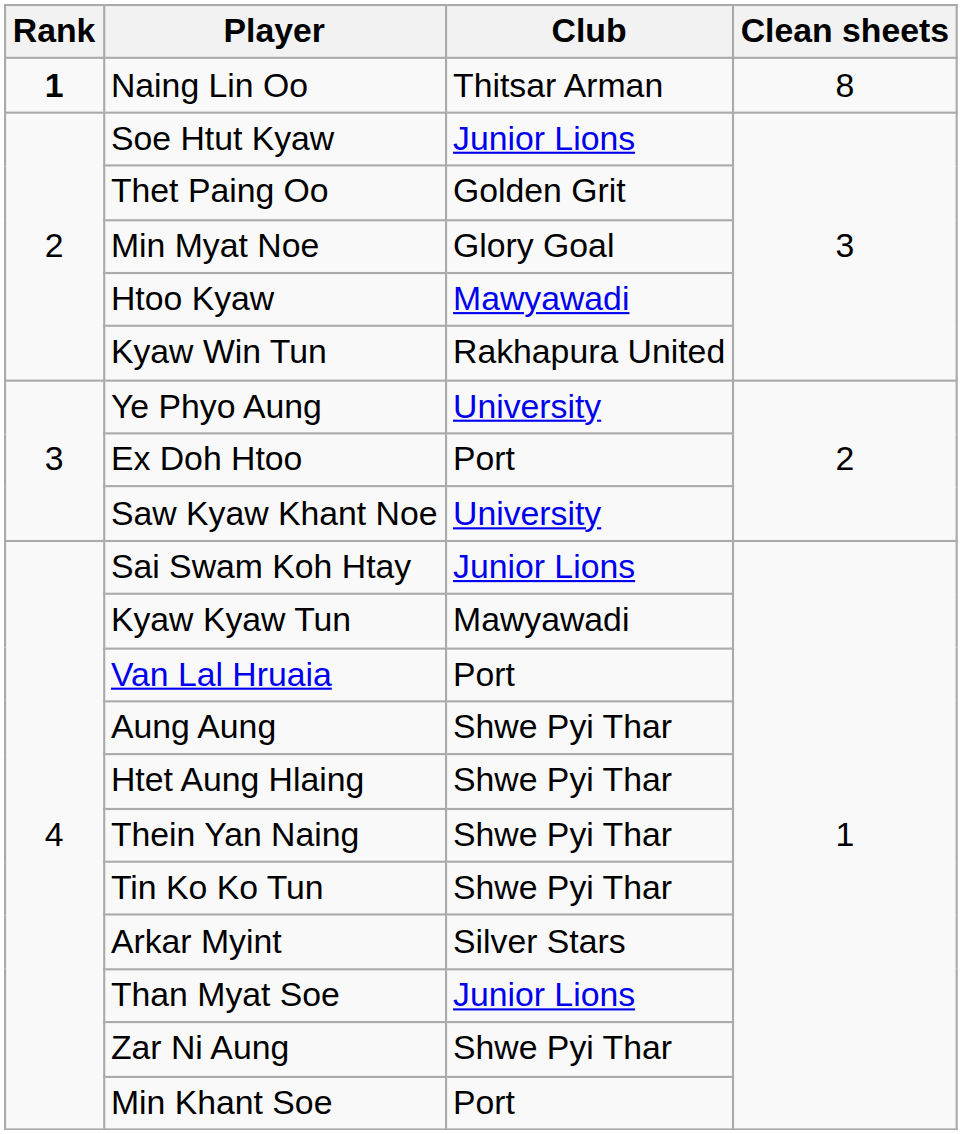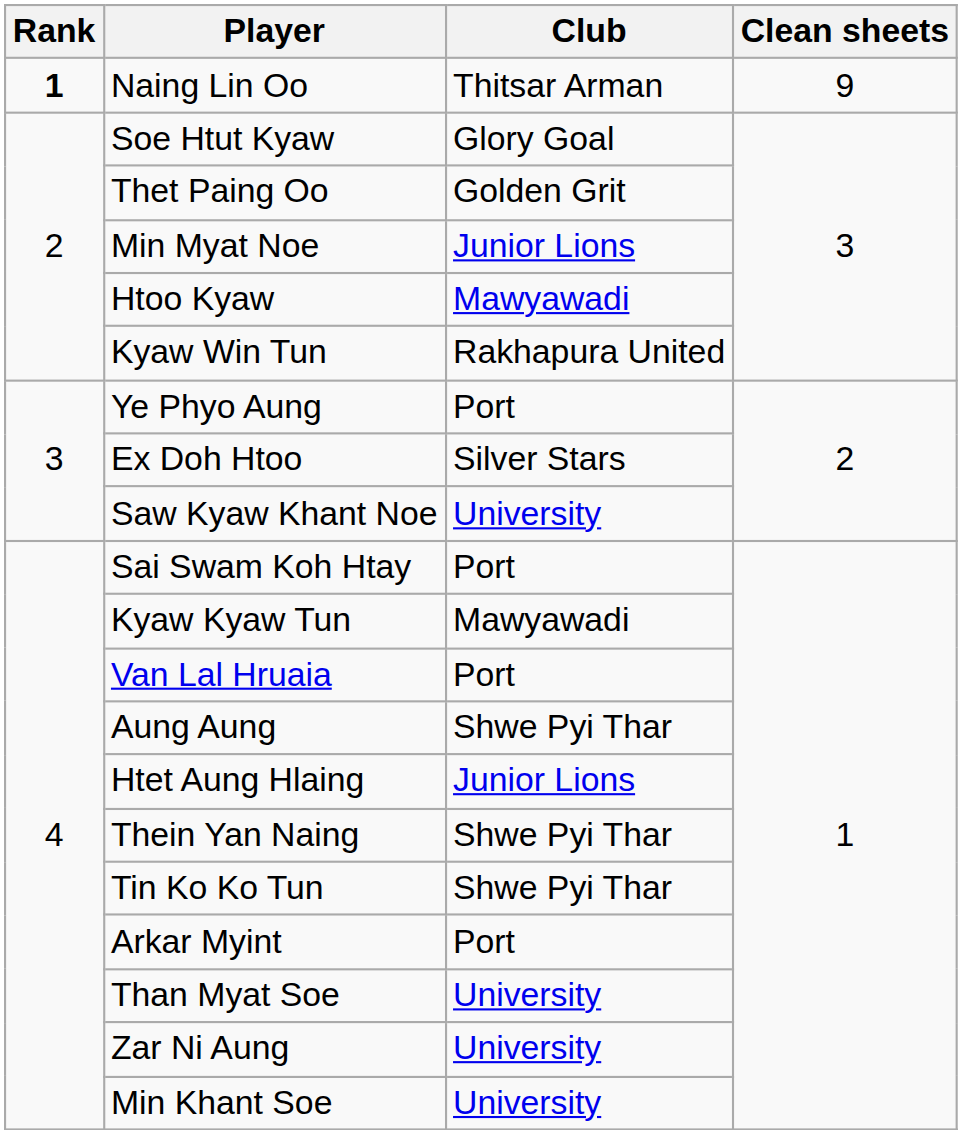(845, 84) 8 -> (845, 84) 9
(544, 138) Junior Lions -> (534, 138) Glory Goal
(534, 245) Glory Goal -> (544, 245) Junior Lions
(527, 406) University -> (484, 406) Port
(484, 459) Port -> (539, 459) Silver Stars
(544, 566) Junior Lions -> (484, 566) Port
(562, 780) Shwe Pyi Thar -> (544, 780) Junior Lions
(539, 941) Silver Stars -> (484, 941) Port
(544, 995) Junior Lions -> (527, 995) University
(562, 1048) Shwe Pyi Thar -> (527, 1048) University
(484, 1102) Port -> (527, 1102) University
